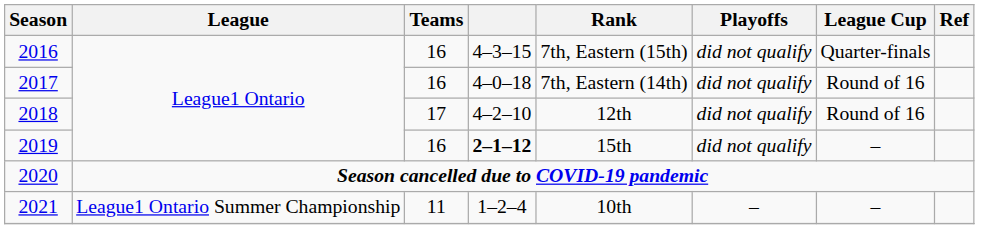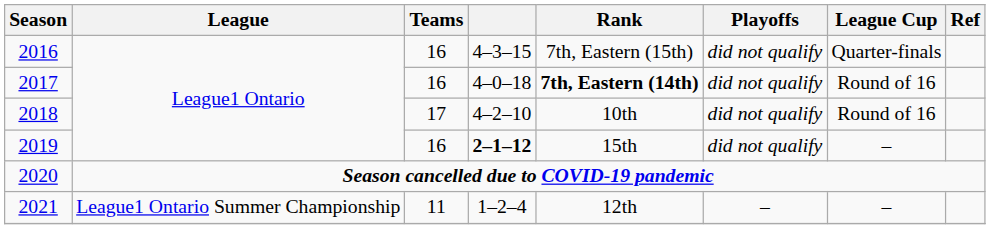(614, 82) normal -> (619, 82) bold
(614, 113) 12th -> (619, 113) 10th
(614, 207) 10th -> (619, 207) 12th
